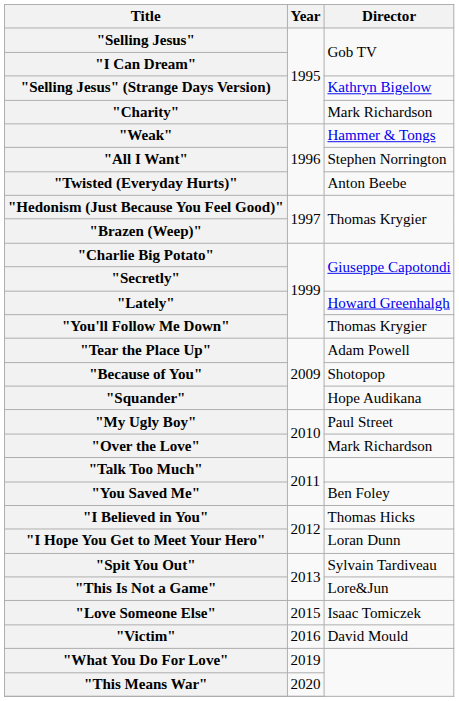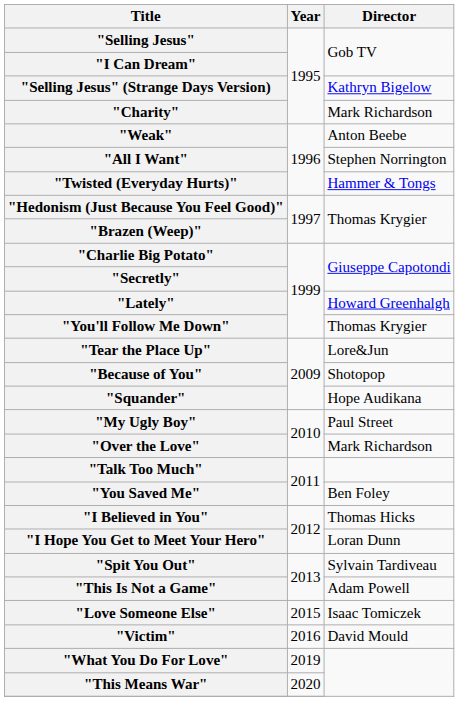(382, 135) Hammer & Tongs -> (367, 135) Anton Beebe
(367, 183) Anton Beebe -> (382, 183) Hammer & Tongs
(369, 350) Adam Powell -> (358, 350) Lore&Jun
(358, 588) Lore&Jun -> (369, 588) Adam Powell
